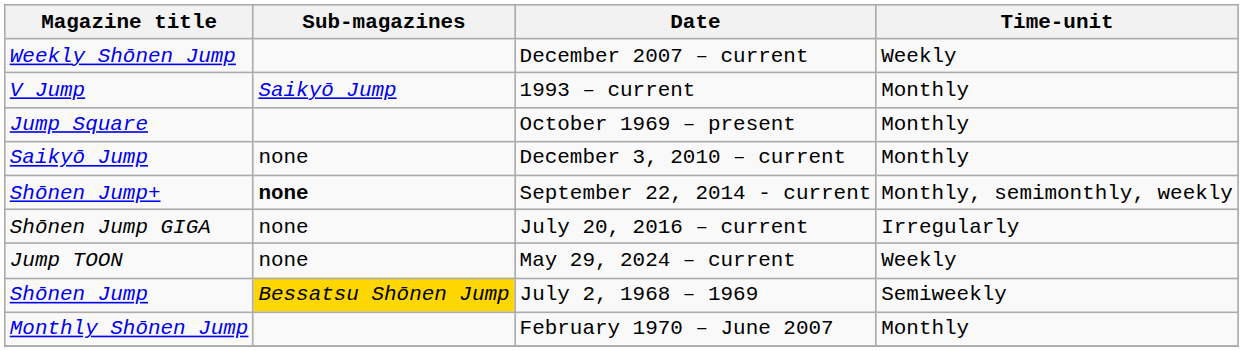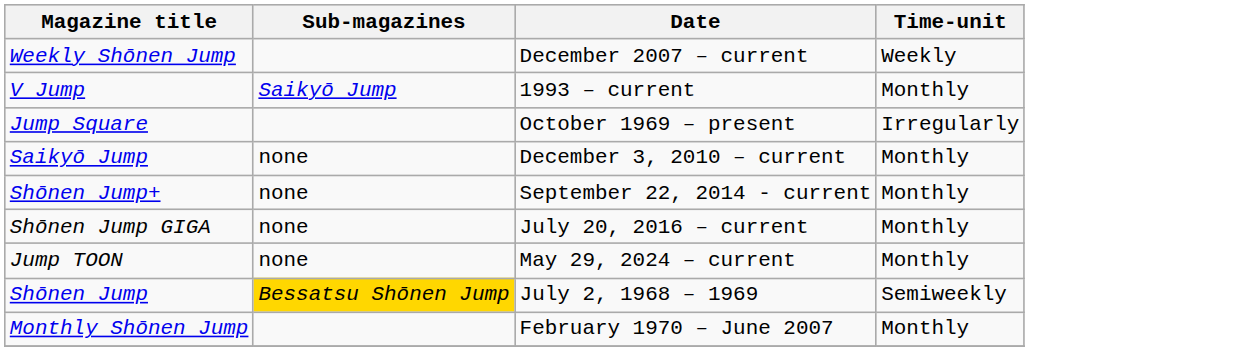(925, 124) Monthly -> (950, 124) Irregularly
(284, 192) bold -> (284, 192) normal
(1057, 192) Monthly, semimonthly, weekly -> (925, 192) Monthly
(950, 227) Irregularly -> (925, 227) Monthly
(919, 261) Weekly -> (925, 261) Monthly
